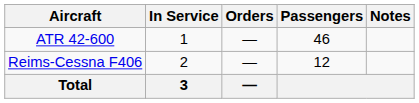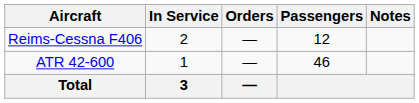rows swapped: (75, 39) <-> (75, 62)
